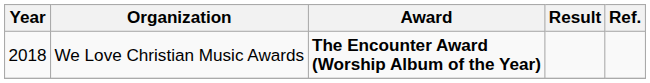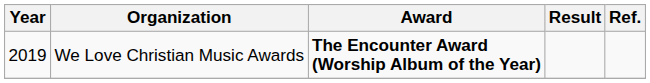(28, 54) 2018 -> (28, 54) 2019
